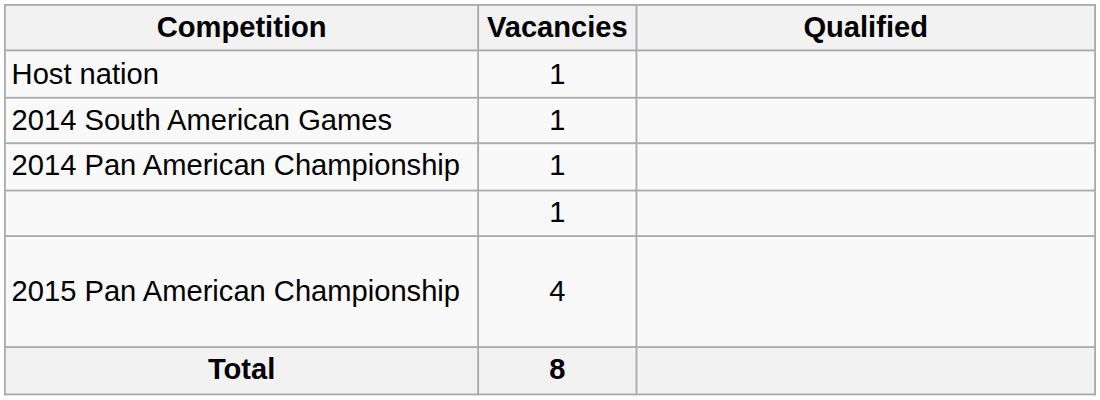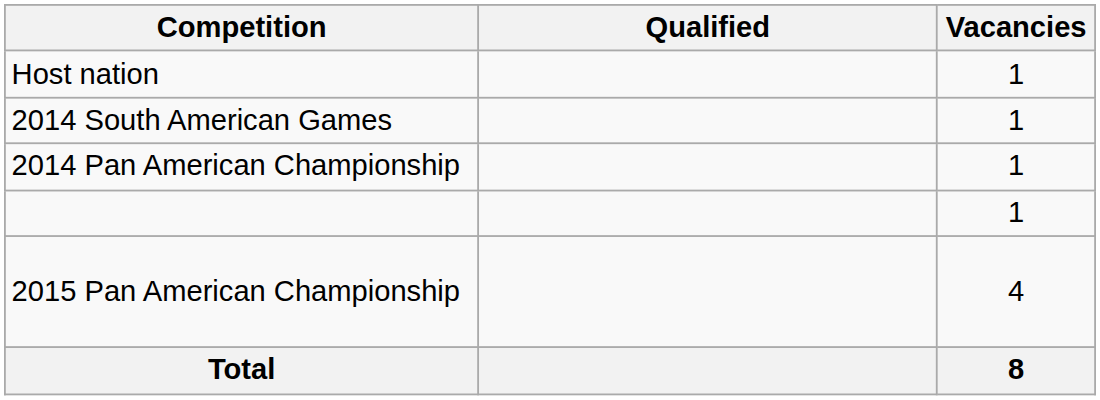columns swapped: (557, 27) <-> (866, 27)
